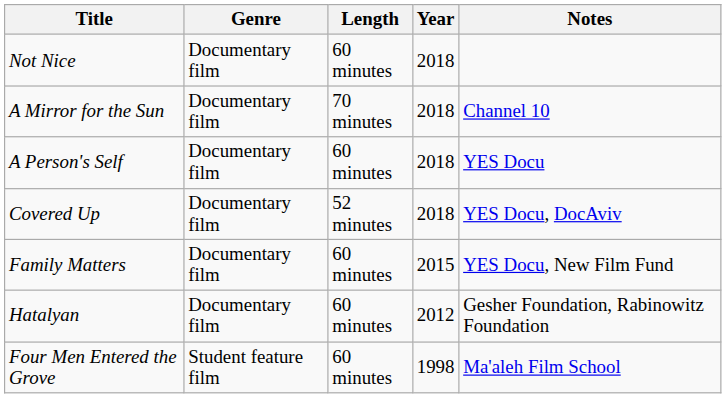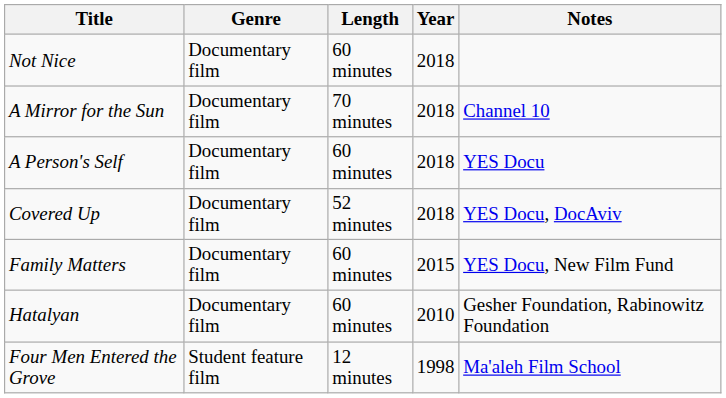(436, 315) 2012 -> (436, 315) 2010
(362, 367) 60 minutes -> (362, 367) 12 minutes
